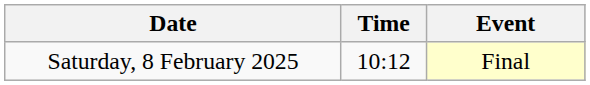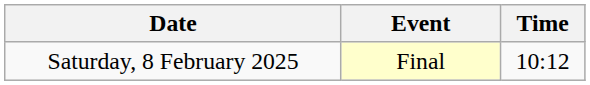columns swapped: (384, 23) <-> (506, 23)
